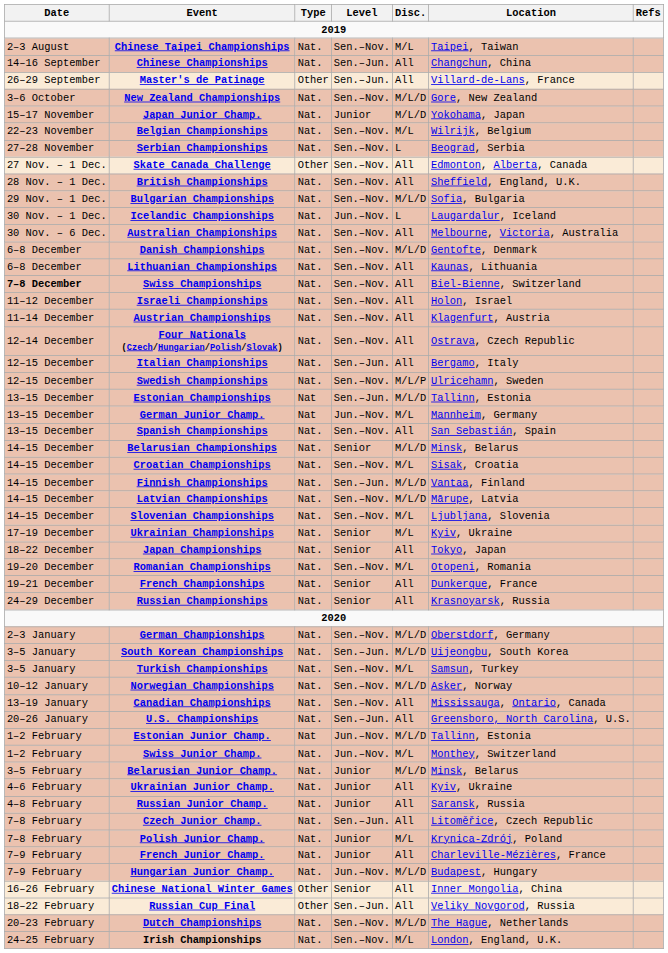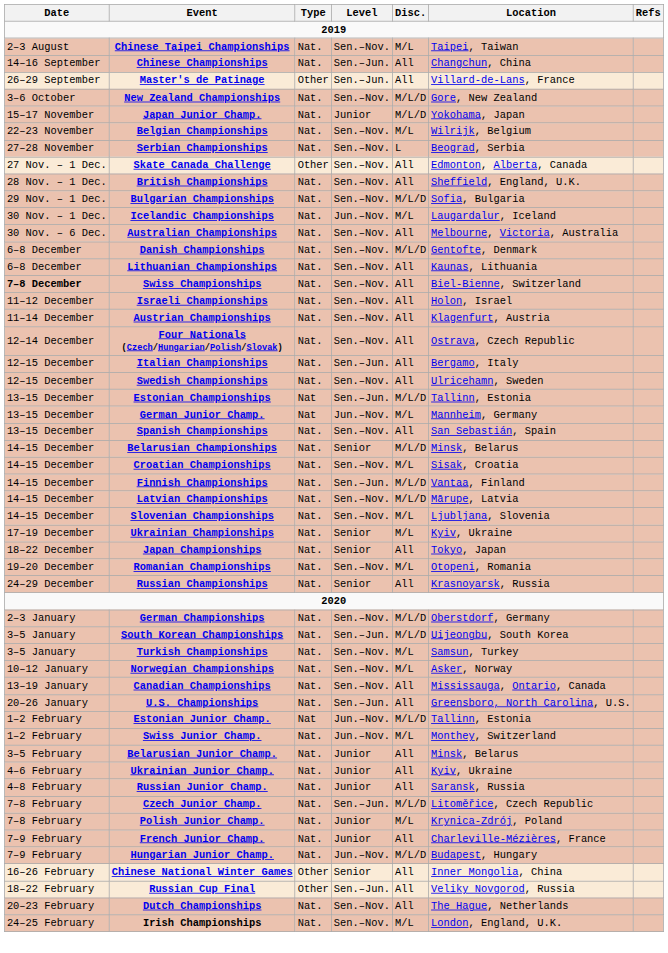(398, 216) L -> (404, 216) M/L
(411, 381) M/L/P -> (404, 381) All
- row: (202, 584)
(411, 686) M/L/D -> (404, 669) M/L
(411, 771) M/L/D -> (404, 754) All
(404, 822) All -> (411, 805) M/L/D
(411, 923) M/L/D -> (404, 906) All
